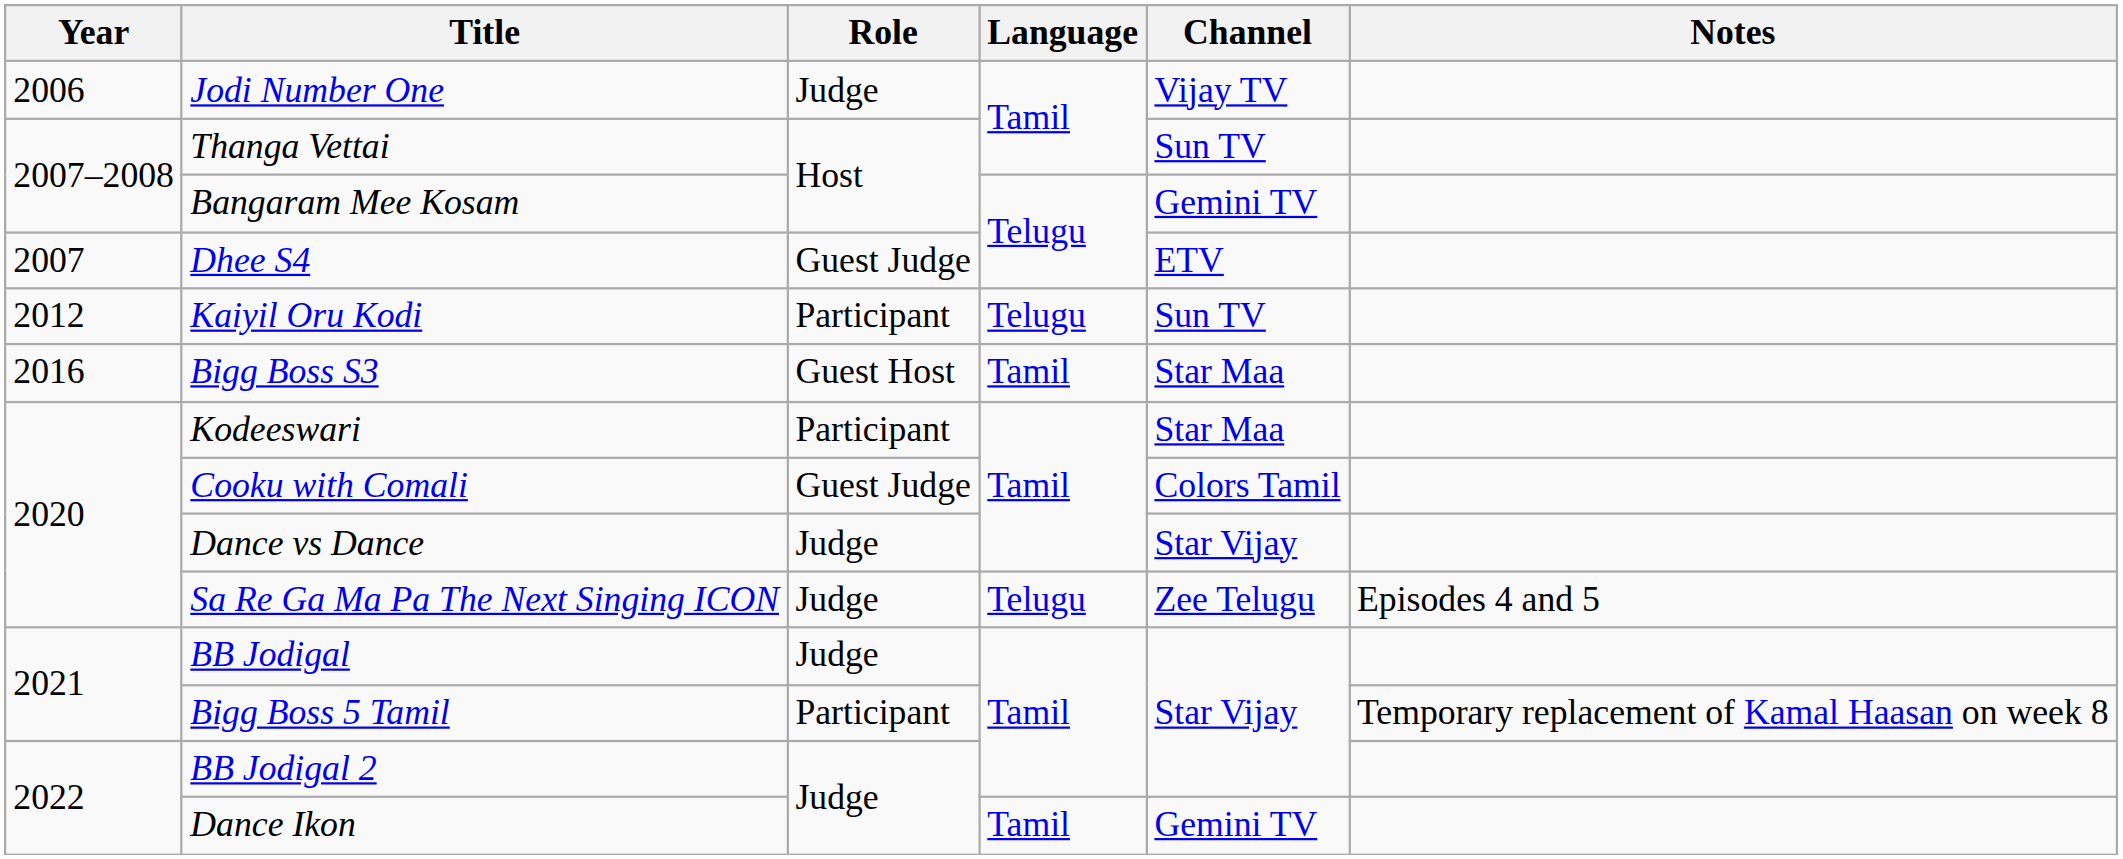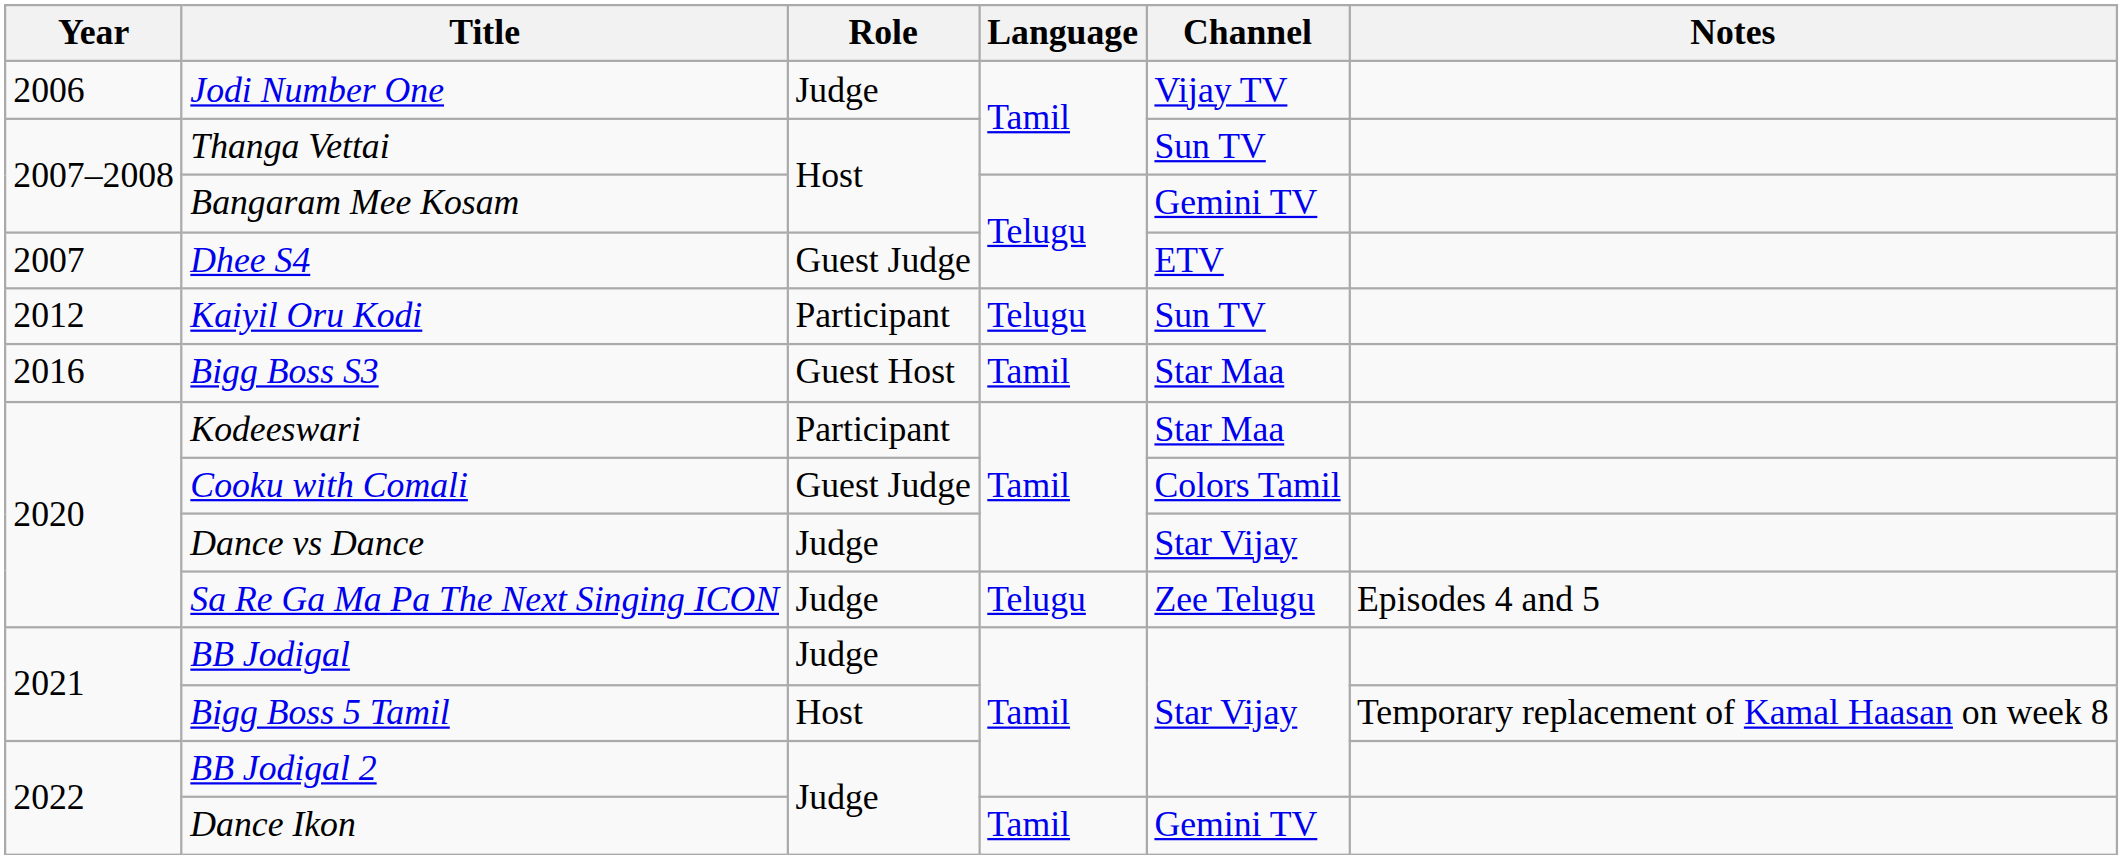(873, 711) Participant -> (829, 711) Host
